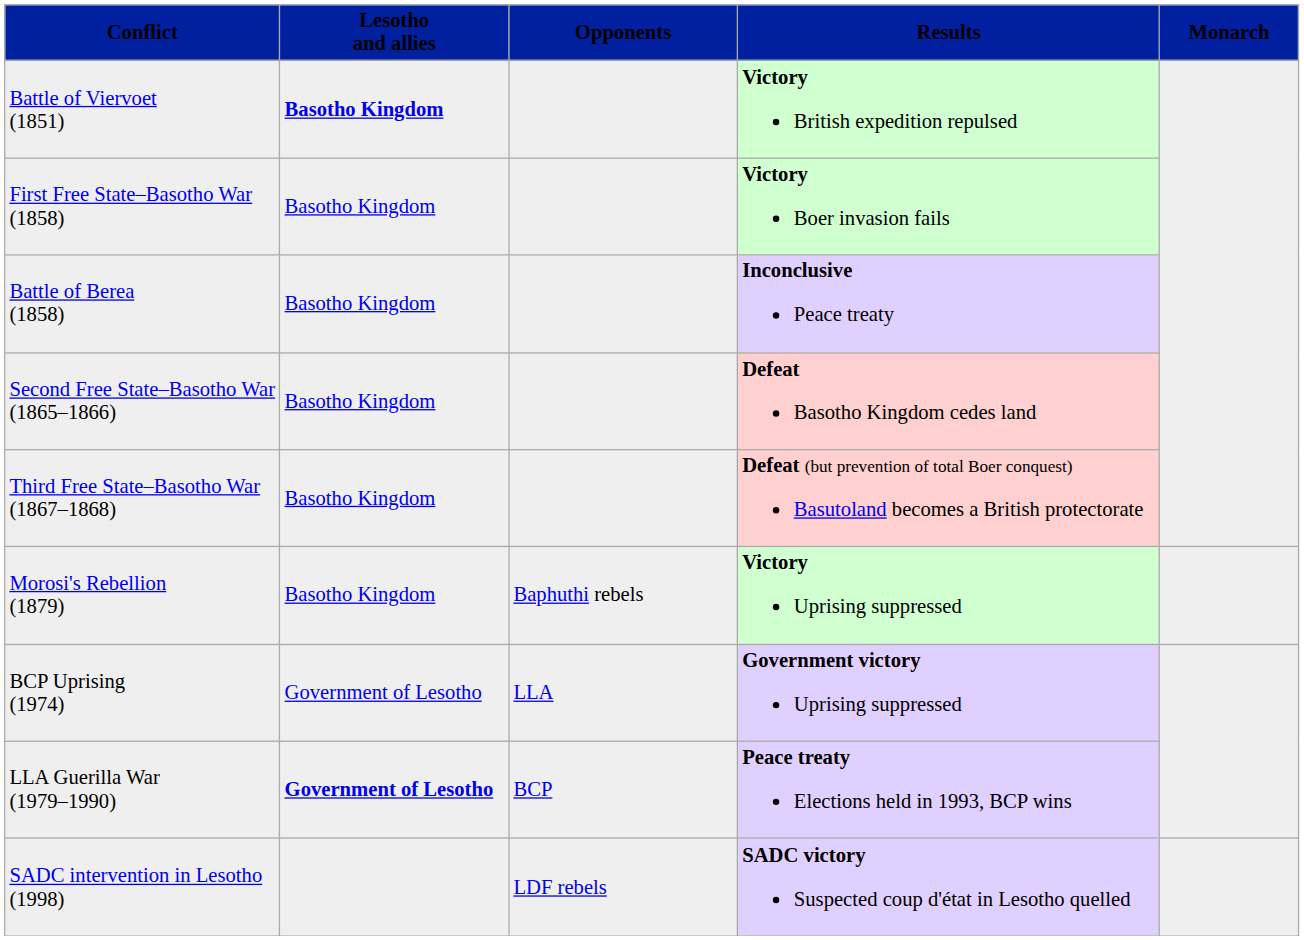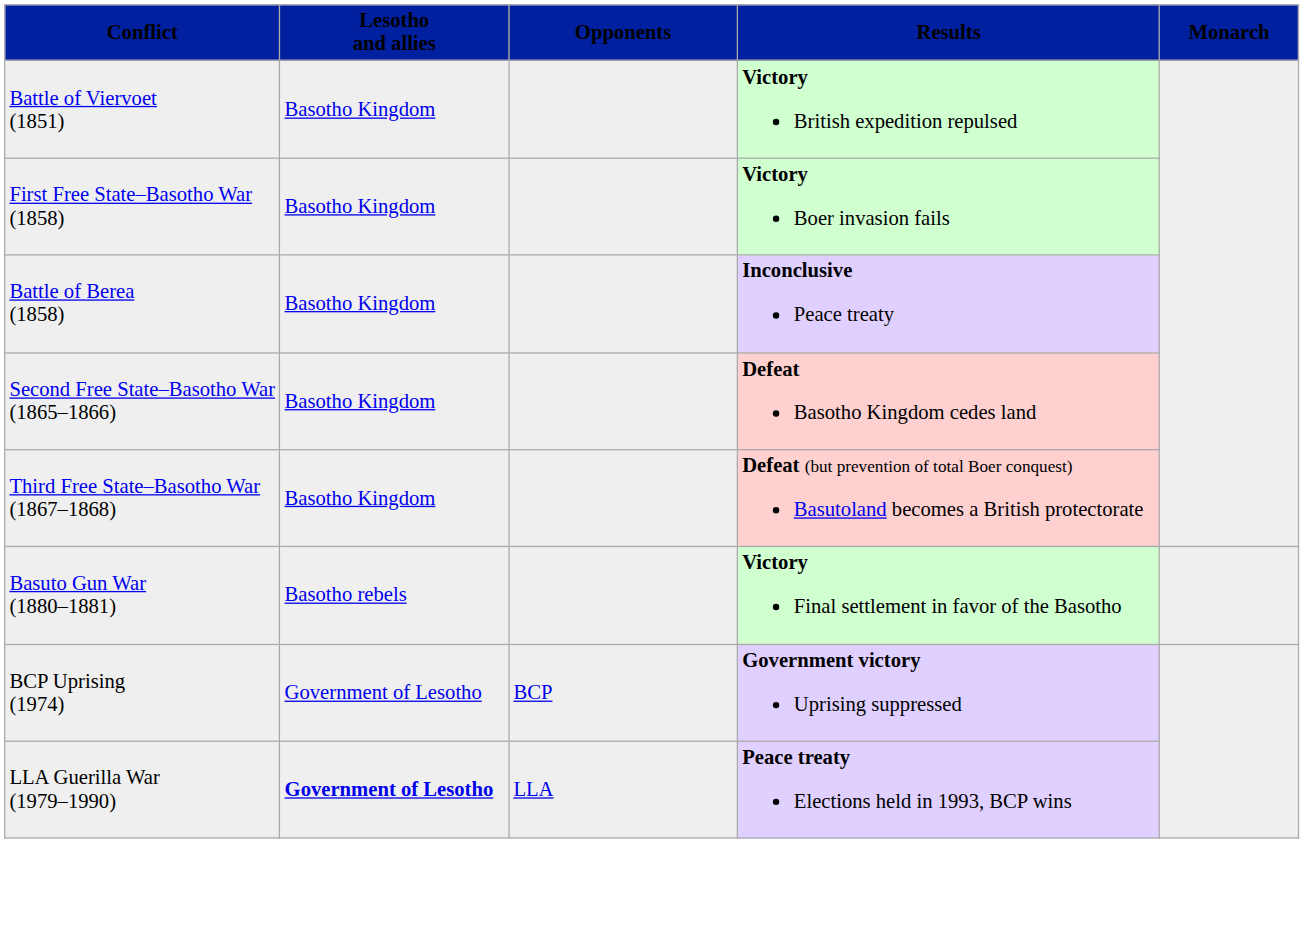(364, 109) bold -> (360, 109) normal
- row: (88, 595)
+ row: (78, 595)
(533, 692) LLA -> (533, 692) BCP
(533, 789) BCP -> (533, 789) LLA
- row: (136, 886)
